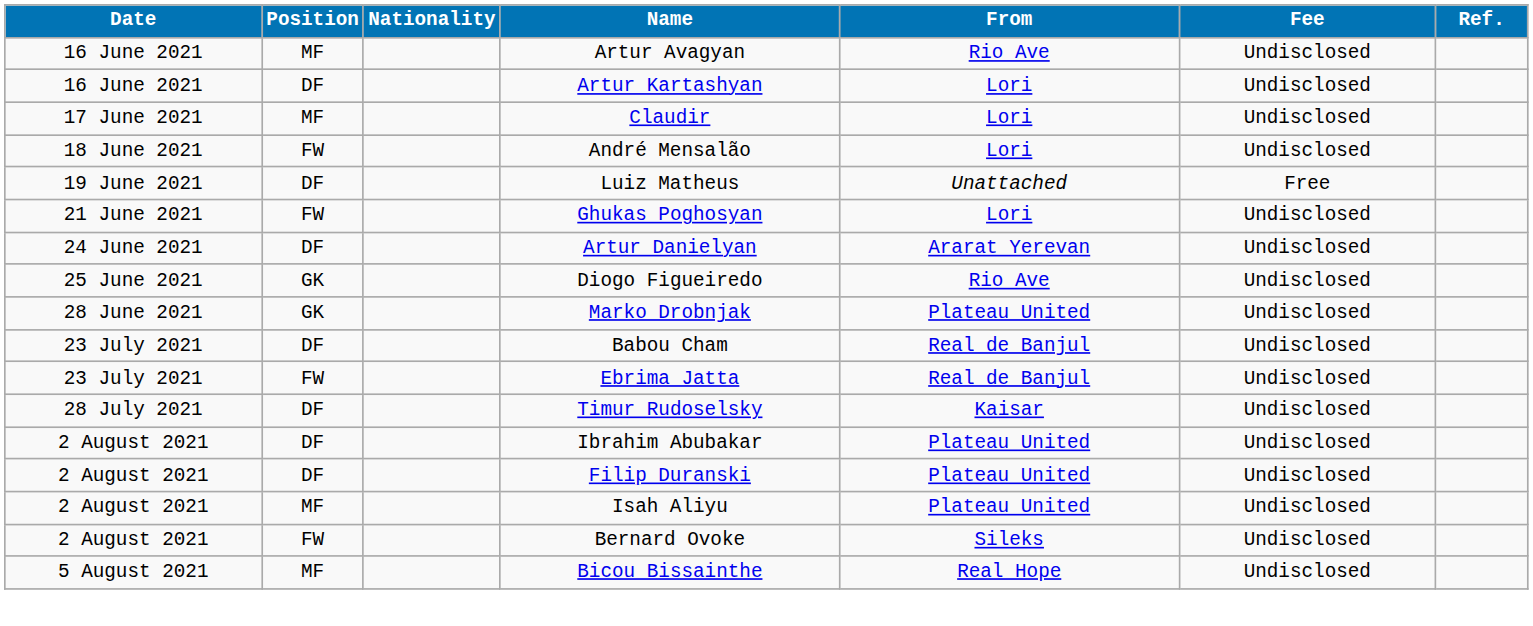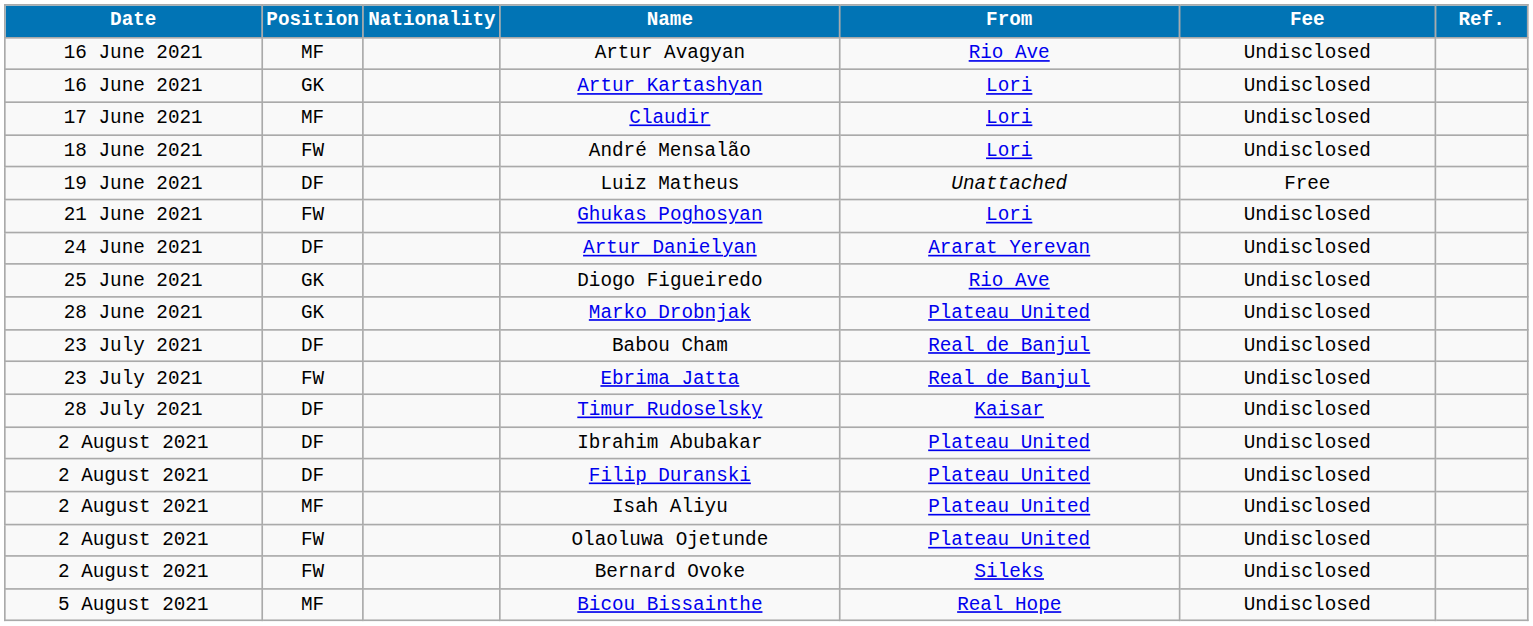(313, 86) DF -> (313, 86) GK
+ row: (670, 540)
